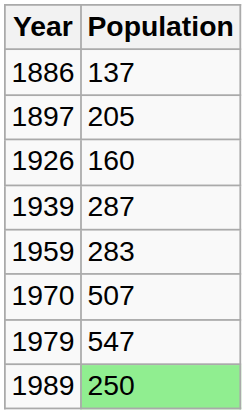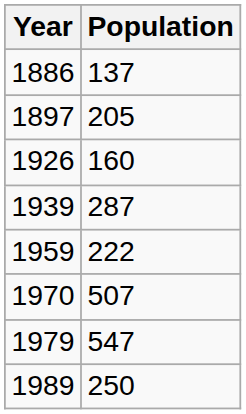(111, 251) 283 -> (111, 251) 222
(111, 386) lightgreen background -> (111, 386) no background
